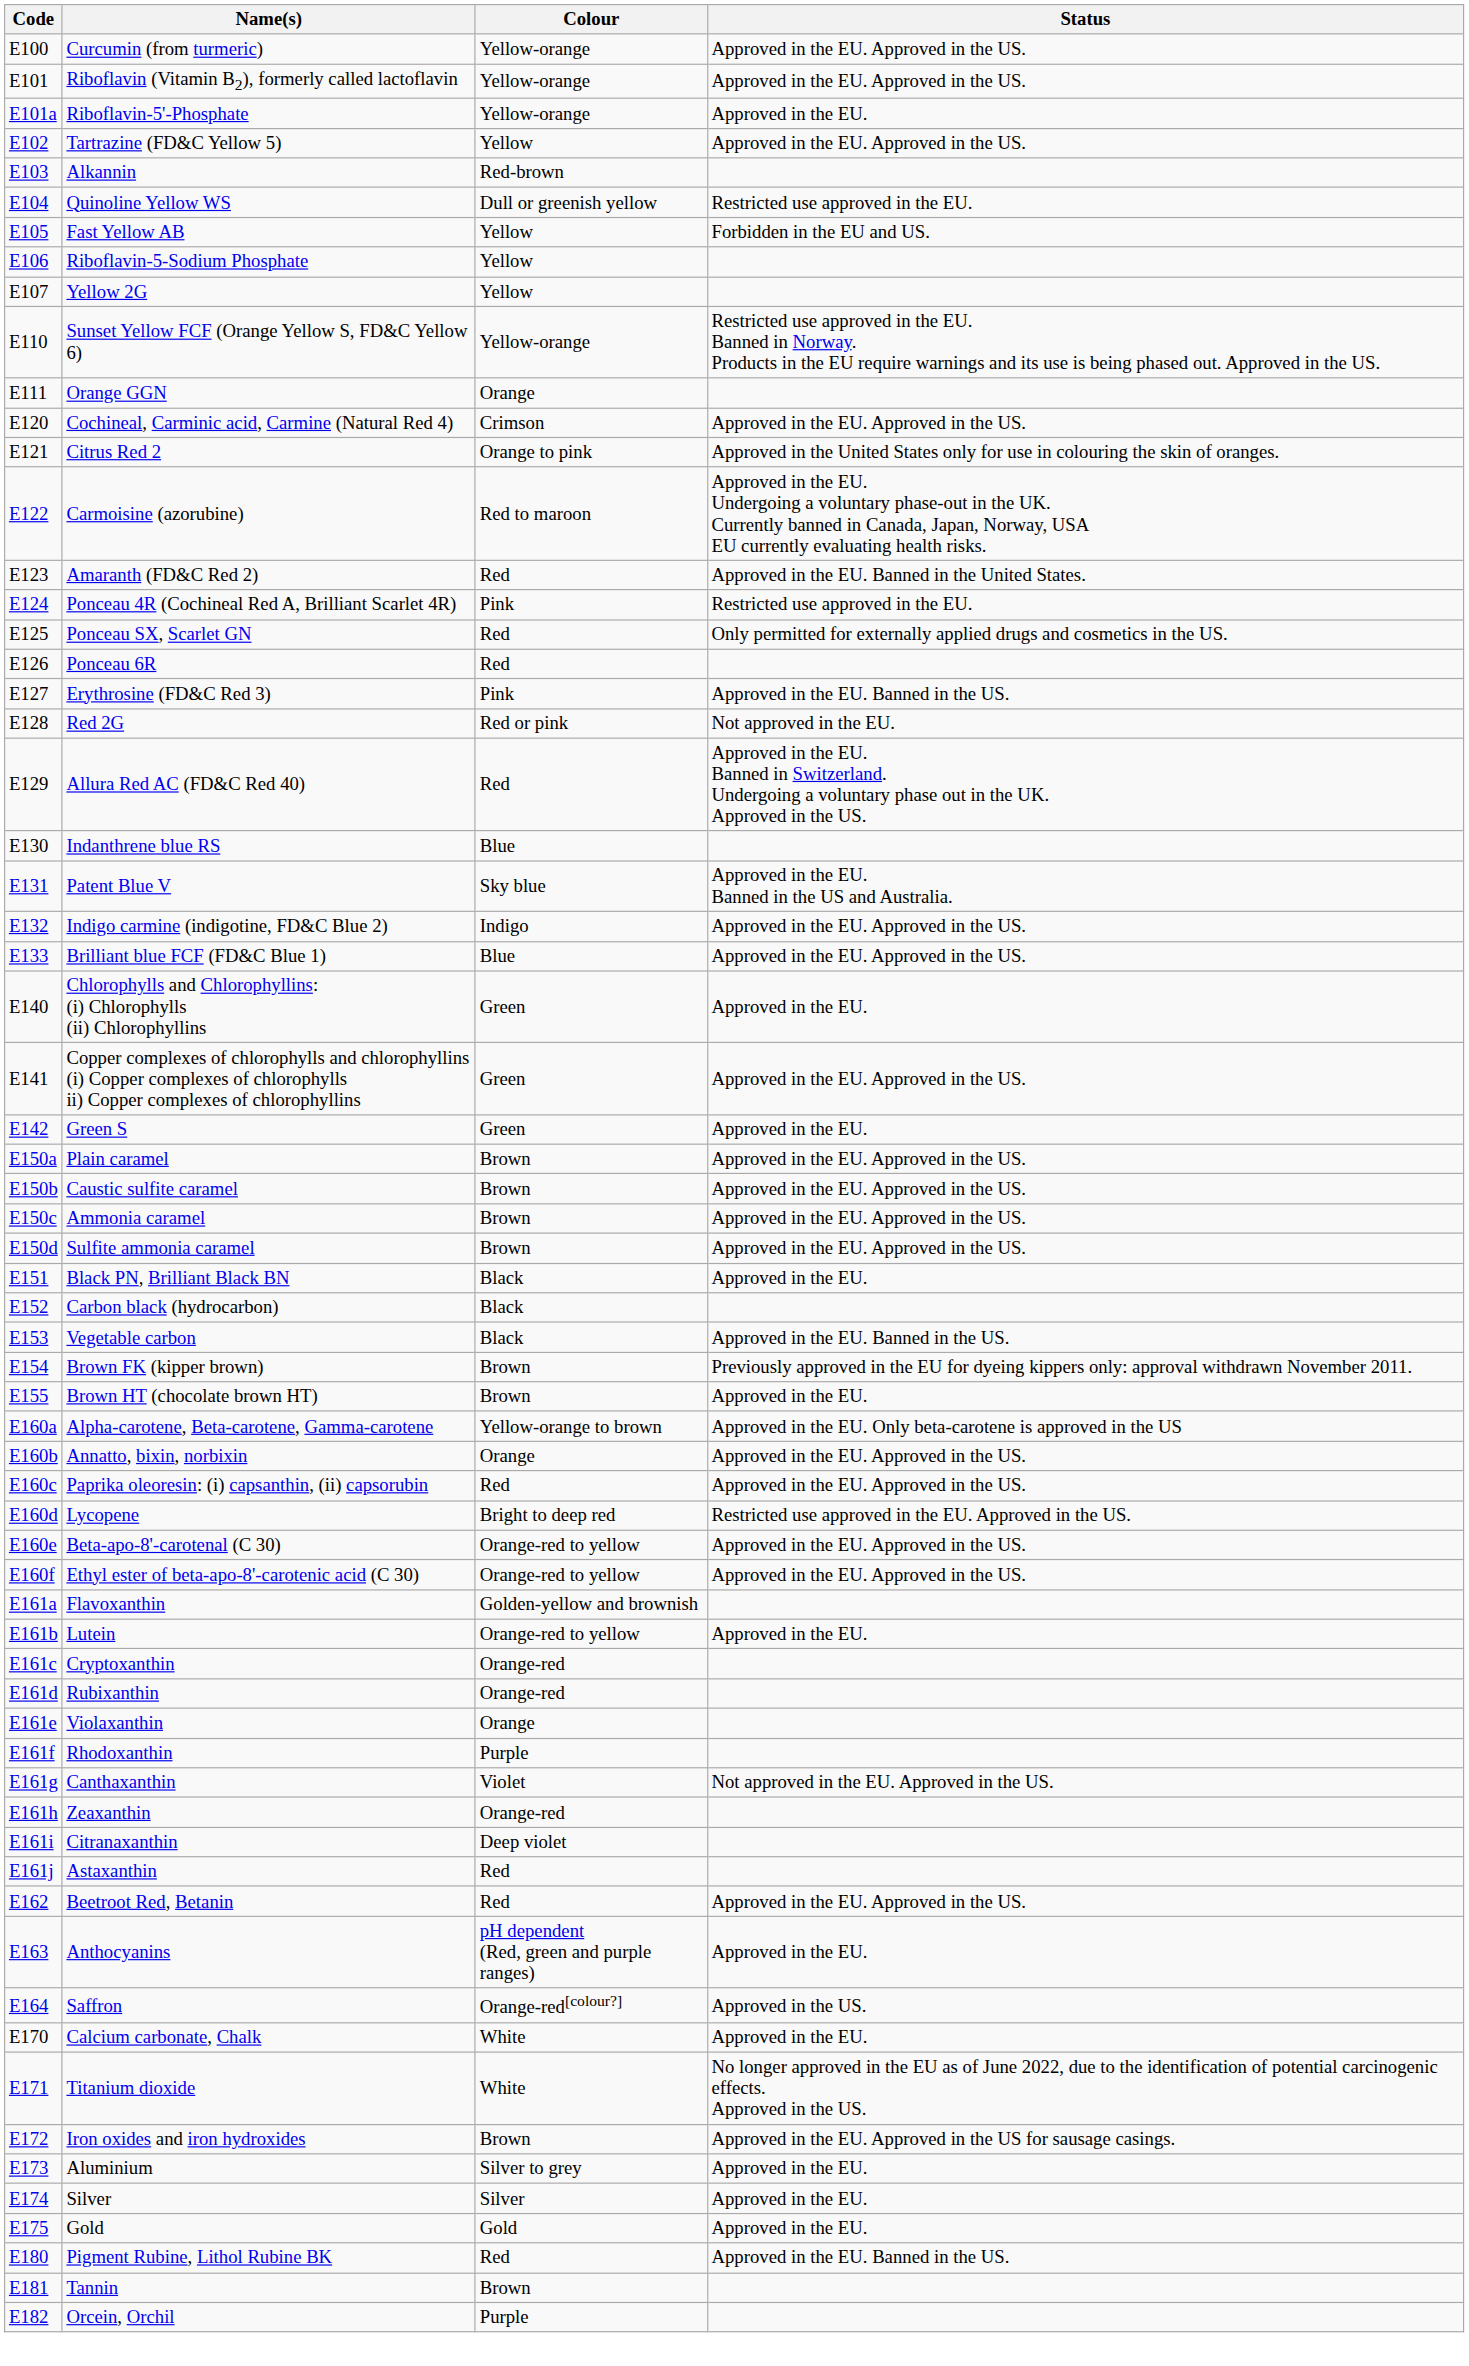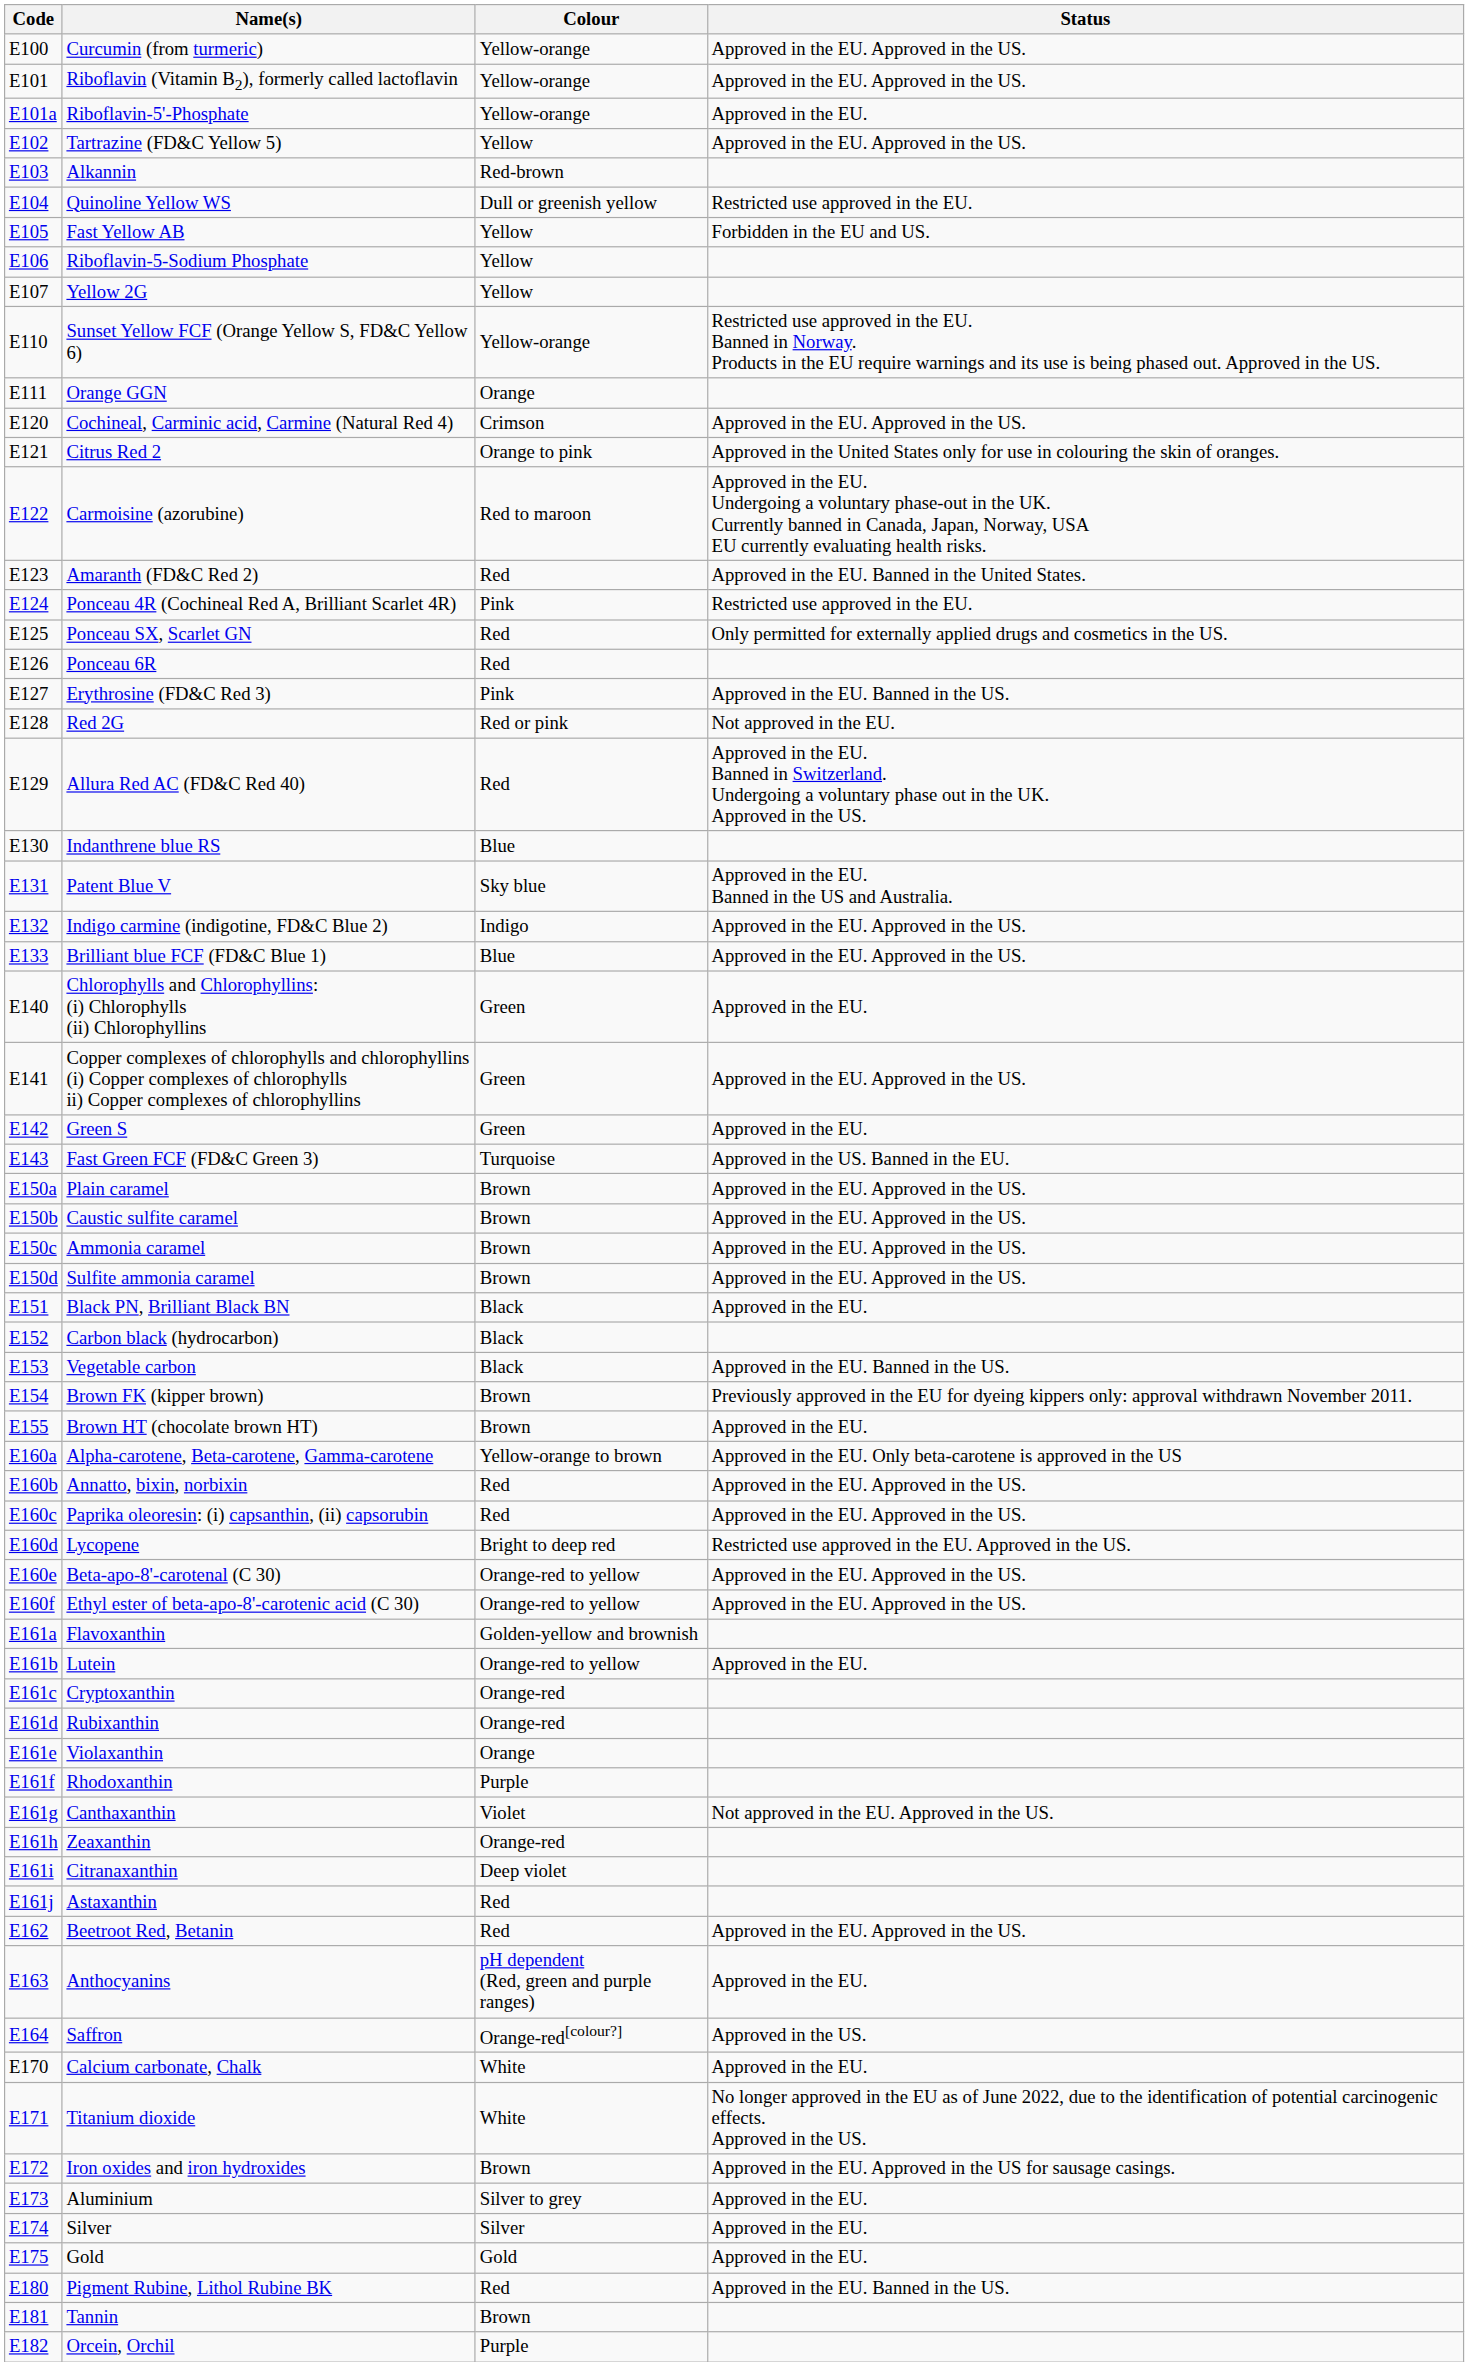+ row: (193, 1158)
(507, 1455) Orange -> (495, 1485) Red
